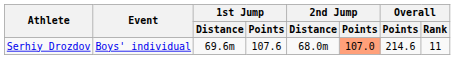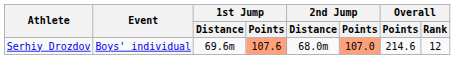(266, 46) no background -> (266, 46) lightsalmon background
(435, 46) 11 -> (435, 46) 12
